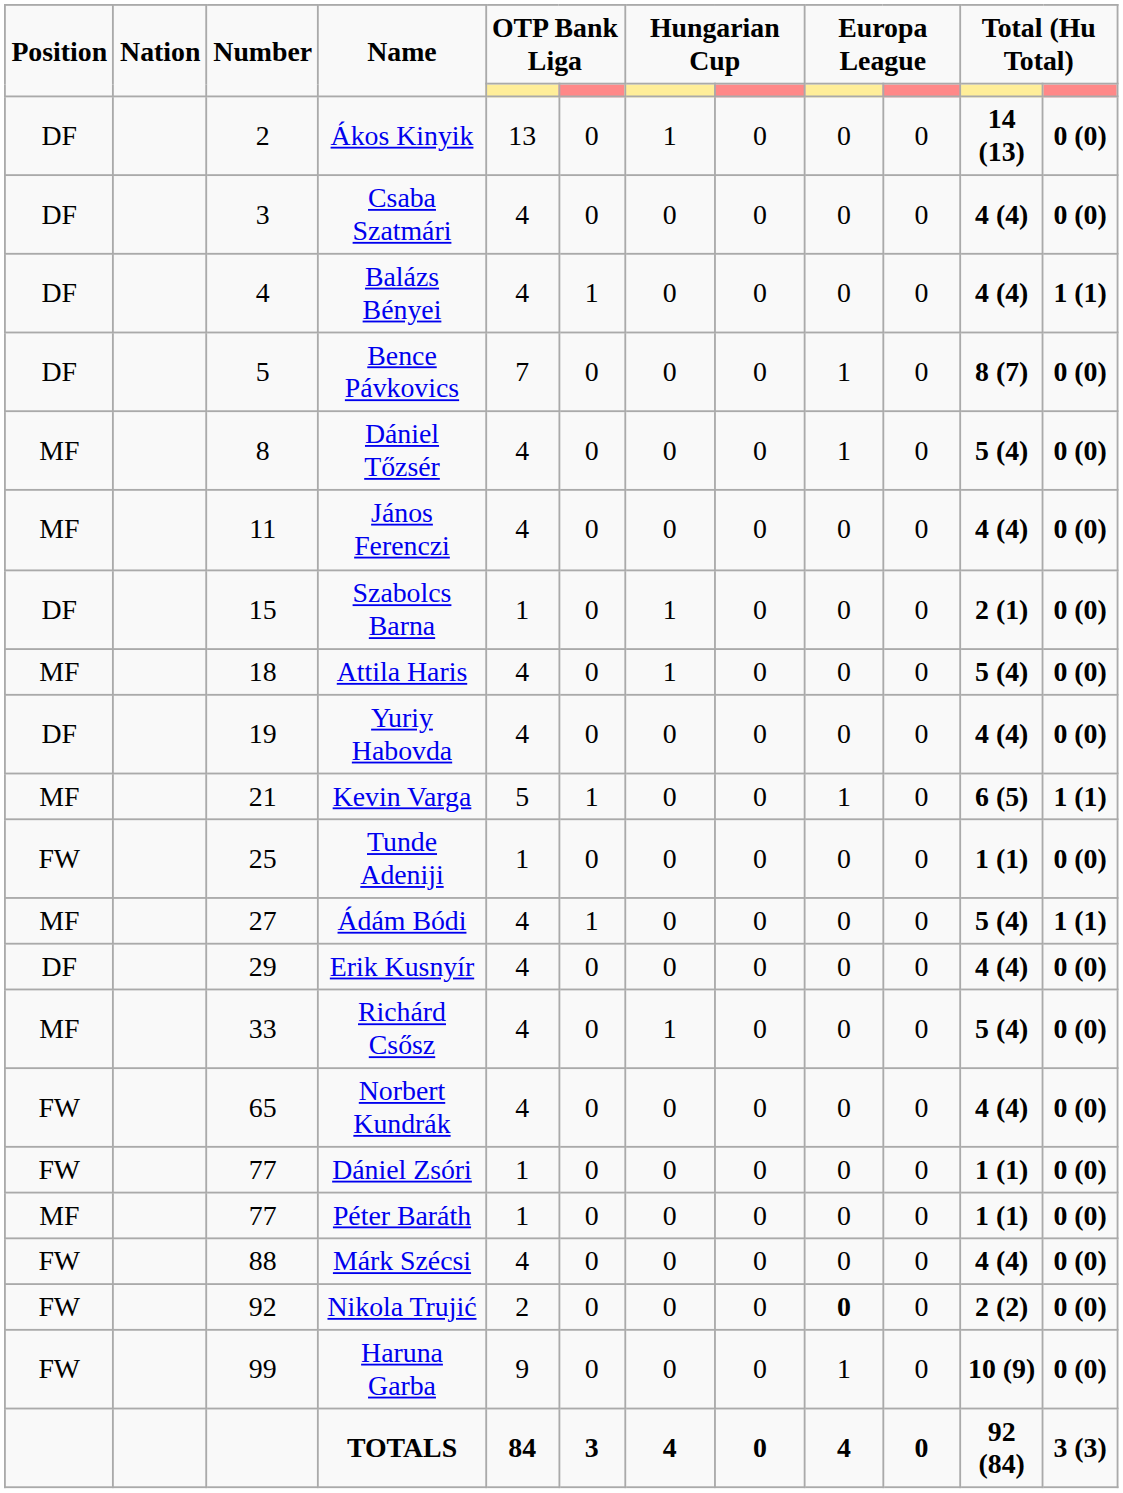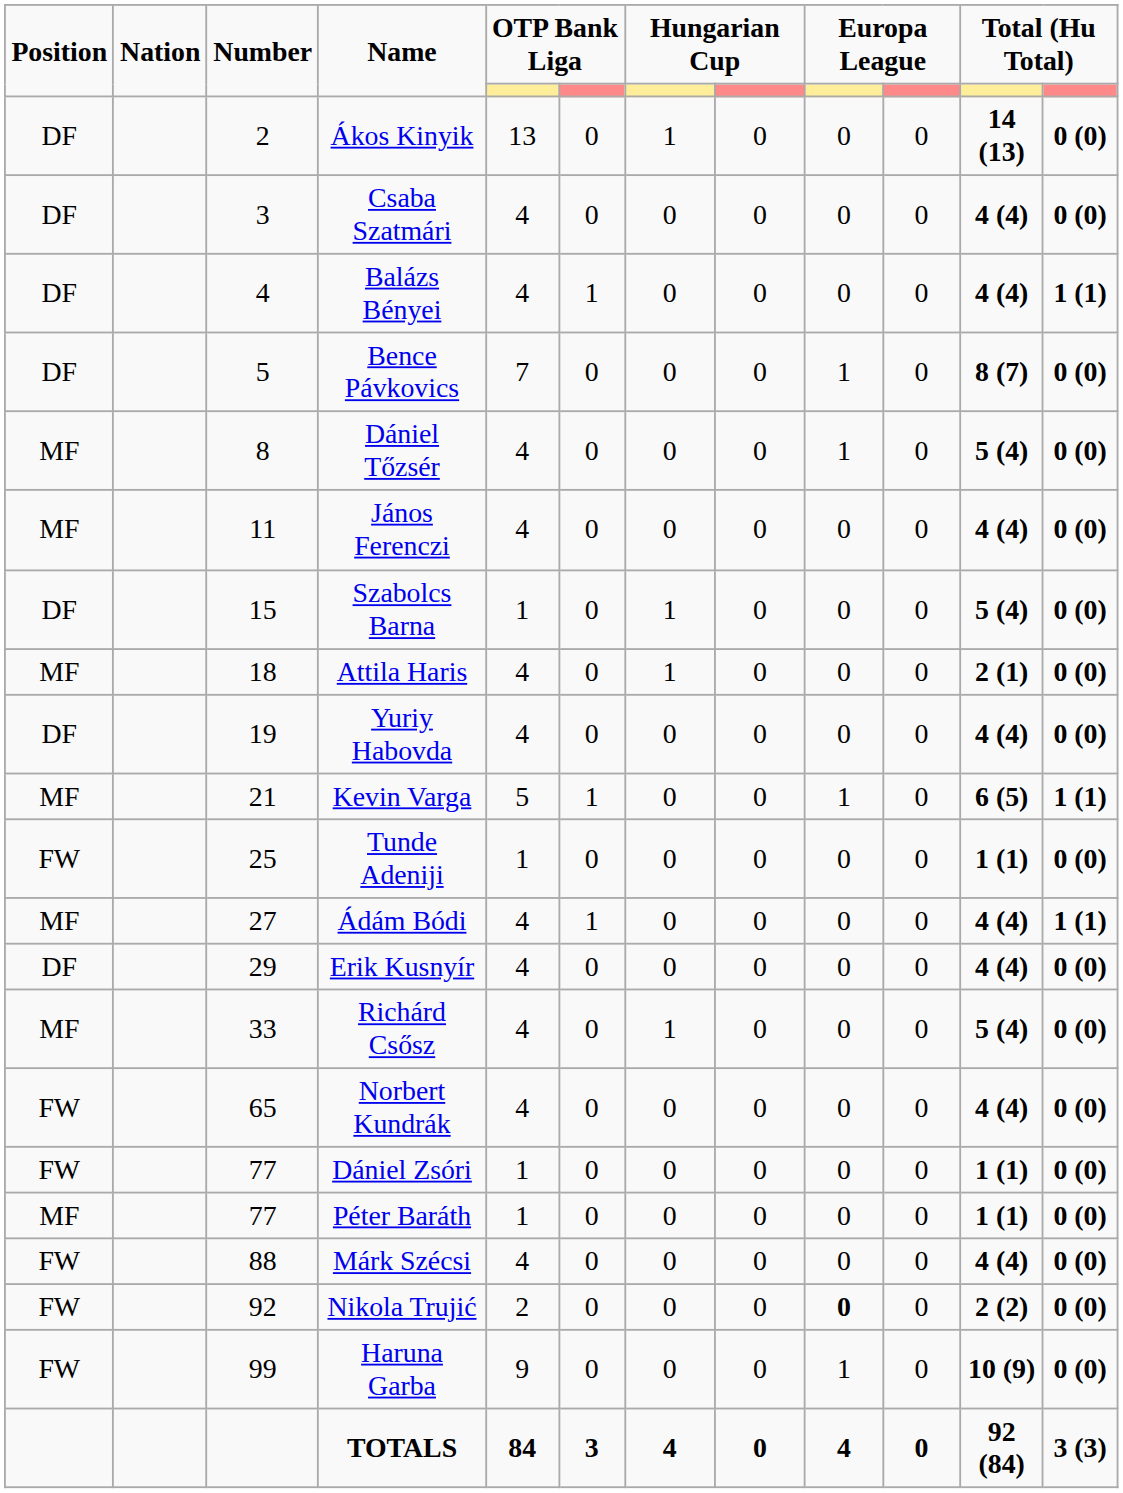(1002, 608) 2 (1) -> (1002, 608) 5 (4)
(1002, 670) 5 (4) -> (1002, 670) 2 (1)
(1002, 920) 5 (4) -> (1002, 920) 4 (4)
